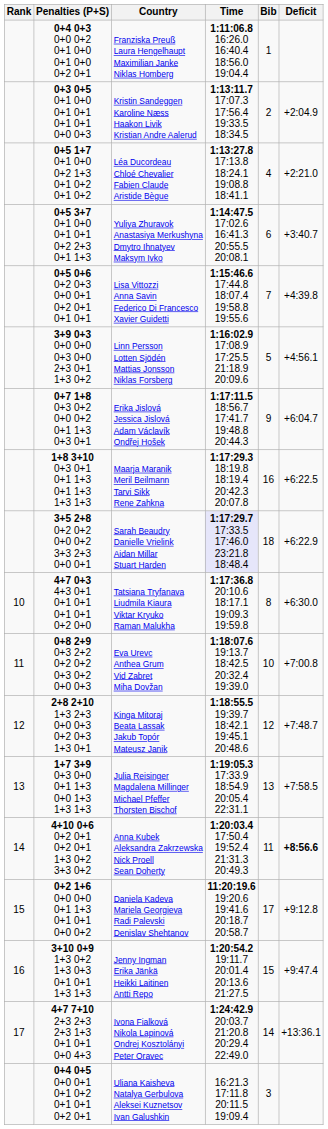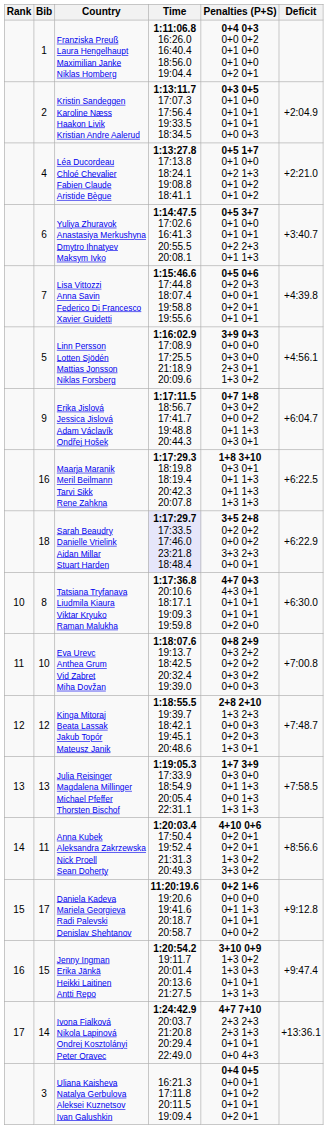columns swapped: (268, 12) <-> (72, 12)
(301, 848) bold -> (301, 848) normal
